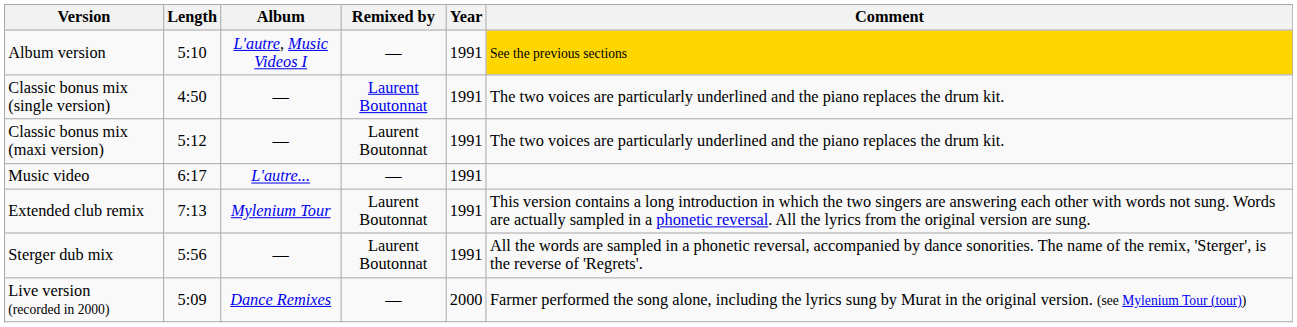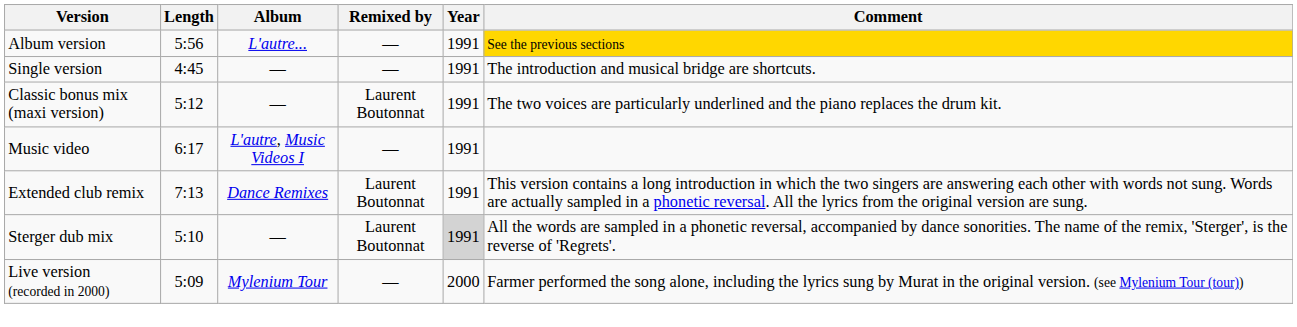(192, 52) 5:10 -> (189, 43) 5:56
(281, 52) L'autre, Music Videos I -> (278, 43) L'autre...
+ row: (55, 69)
- row: (68, 96)
(281, 176) L'autre... -> (278, 148) L'autre, Music Videos I
(281, 211) Mylenium Tour -> (278, 192) Dance Remixes
(192, 255) 5:56 -> (189, 236) 5:10
(466, 255) no background -> (463, 236) lightgrey background
(281, 299) Dance Remixes -> (278, 281) Mylenium Tour
